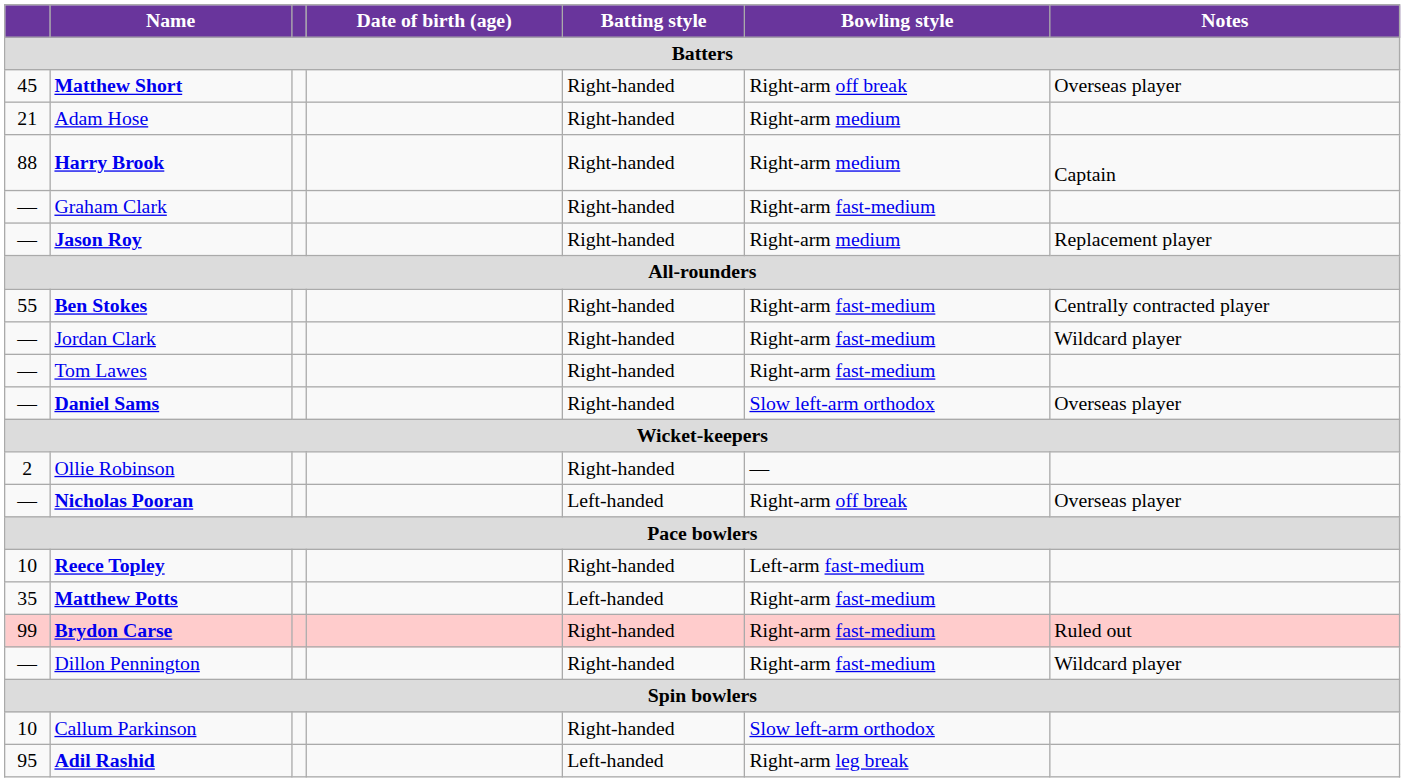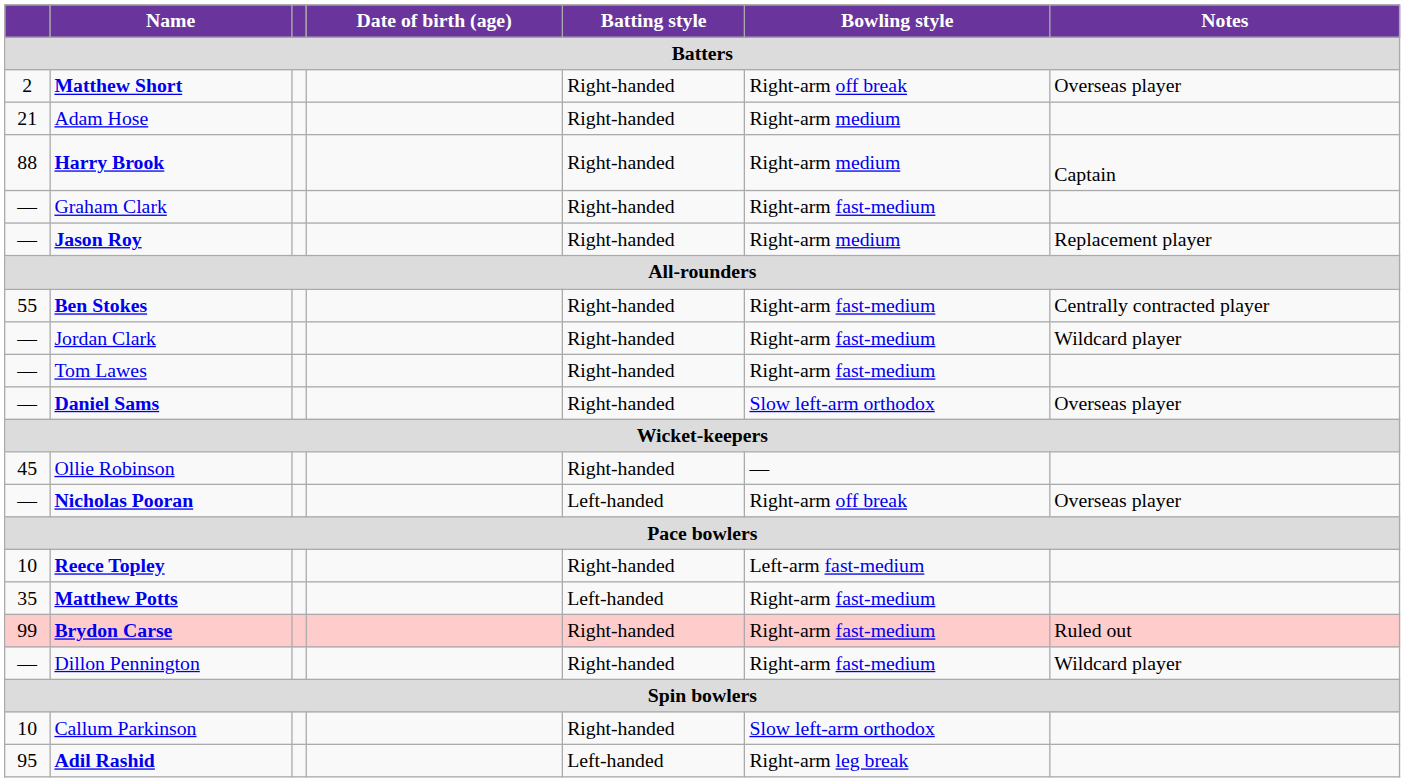(27, 86) 45 -> (27, 86) 2
(27, 467) 2 -> (27, 467) 45
